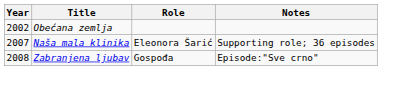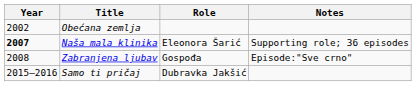(18, 42) normal -> (18, 42) bold
+ row: (101, 73)
